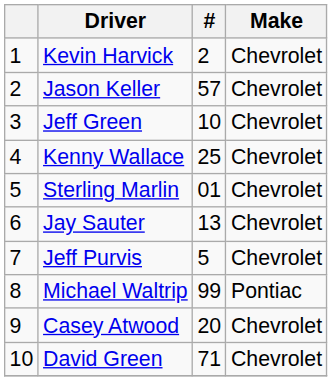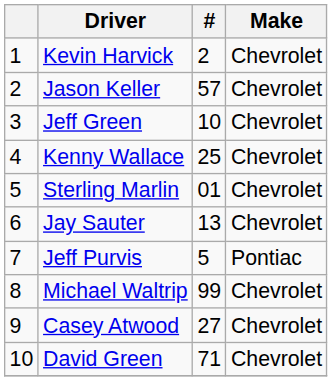(277, 257) Chevrolet -> (266, 257) Pontiac
(266, 291) Pontiac -> (277, 291) Chevrolet
(209, 325) 20 -> (209, 325) 27
